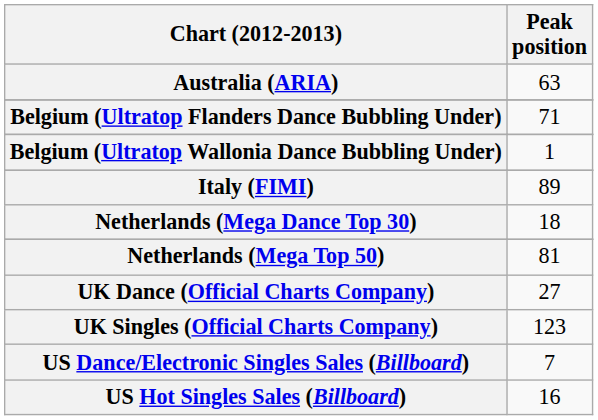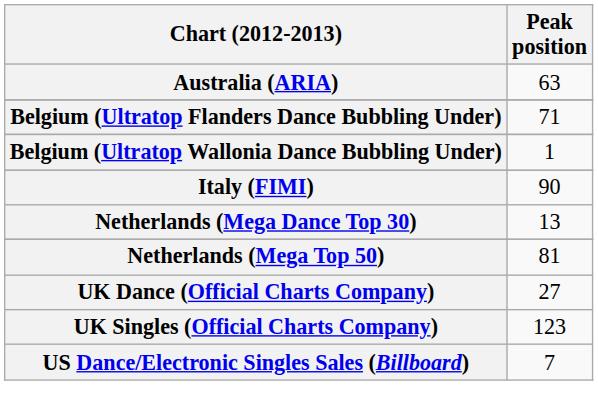(550, 186) 89 -> (550, 186) 90
(550, 221) 18 -> (550, 221) 13
- row: (256, 397)
